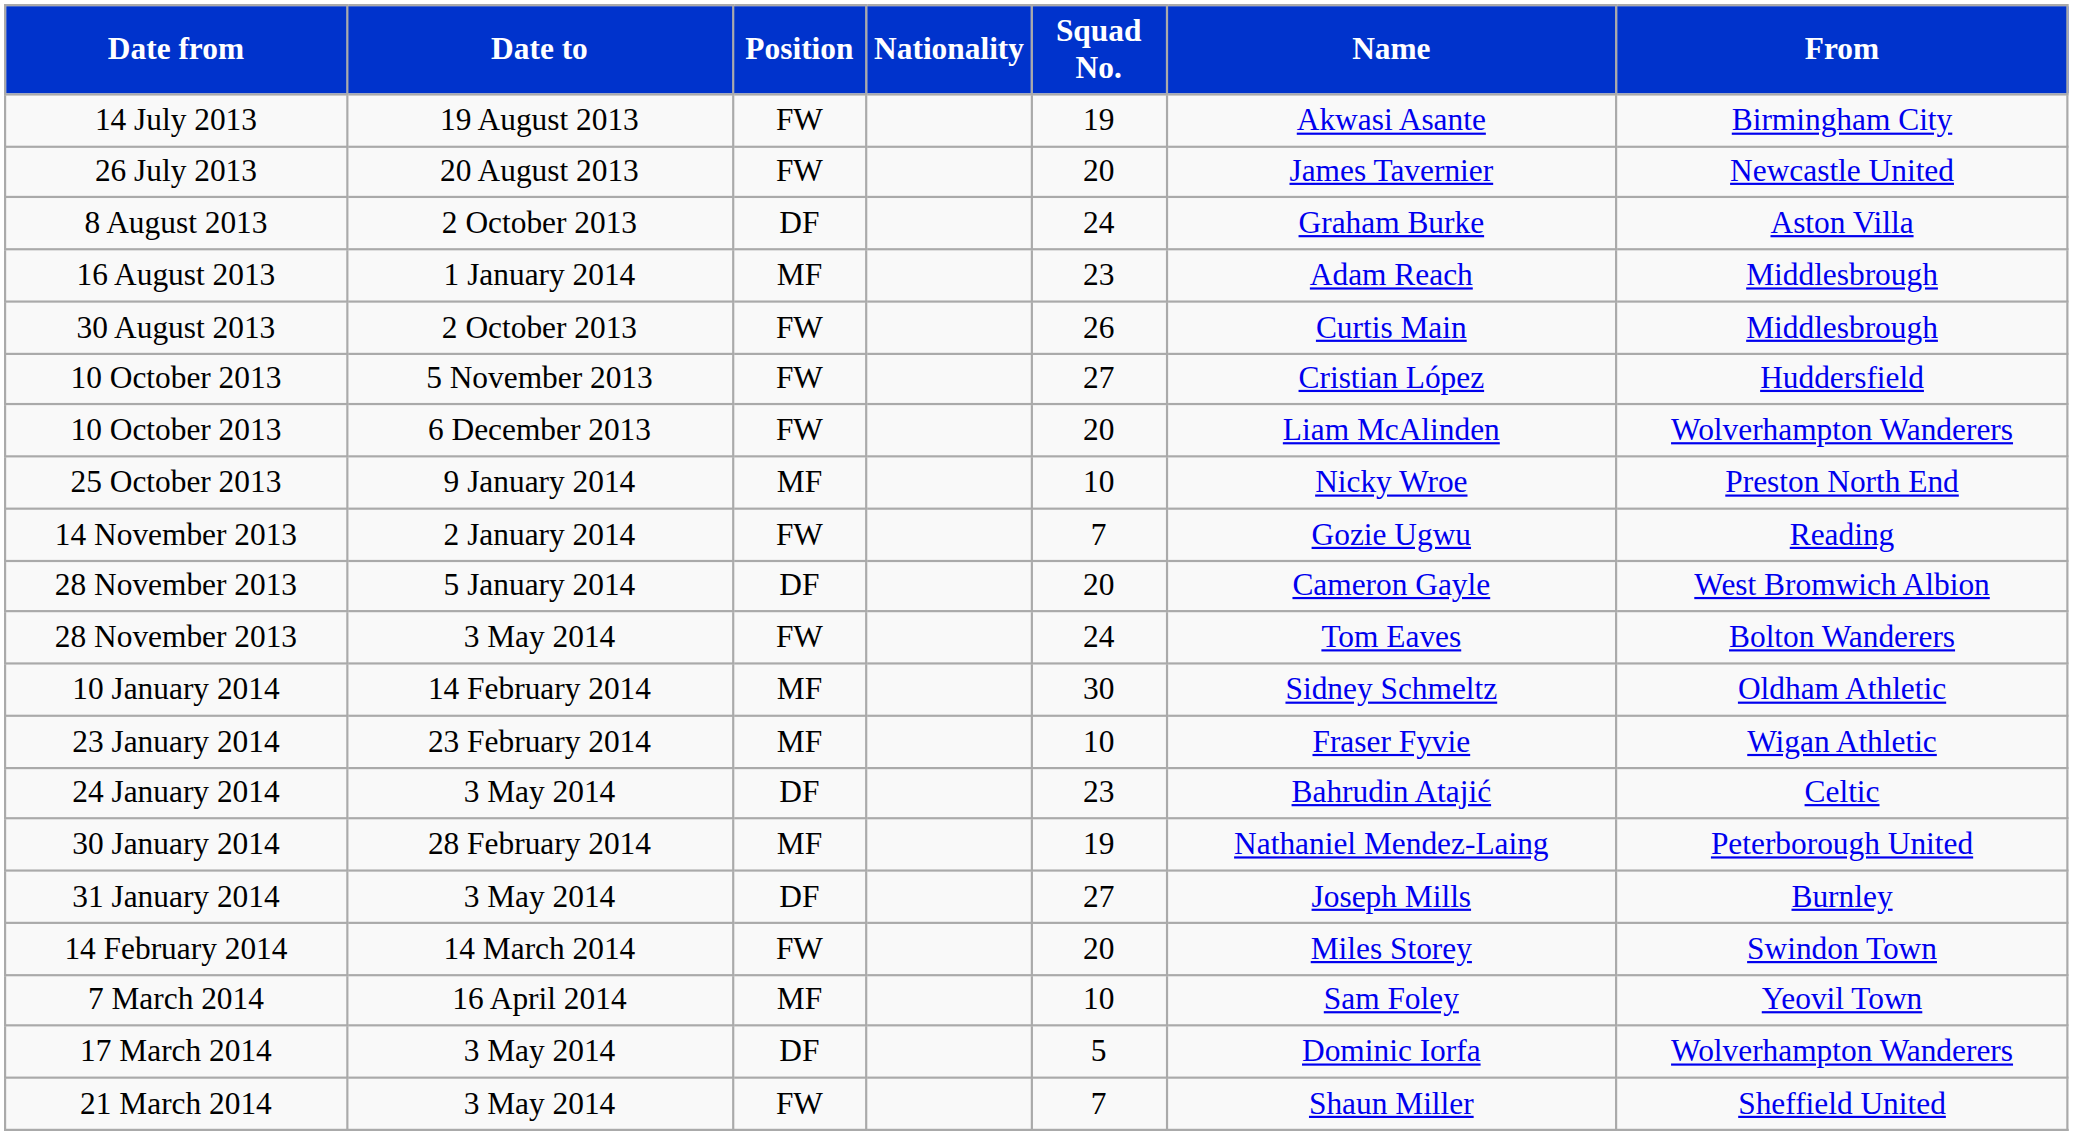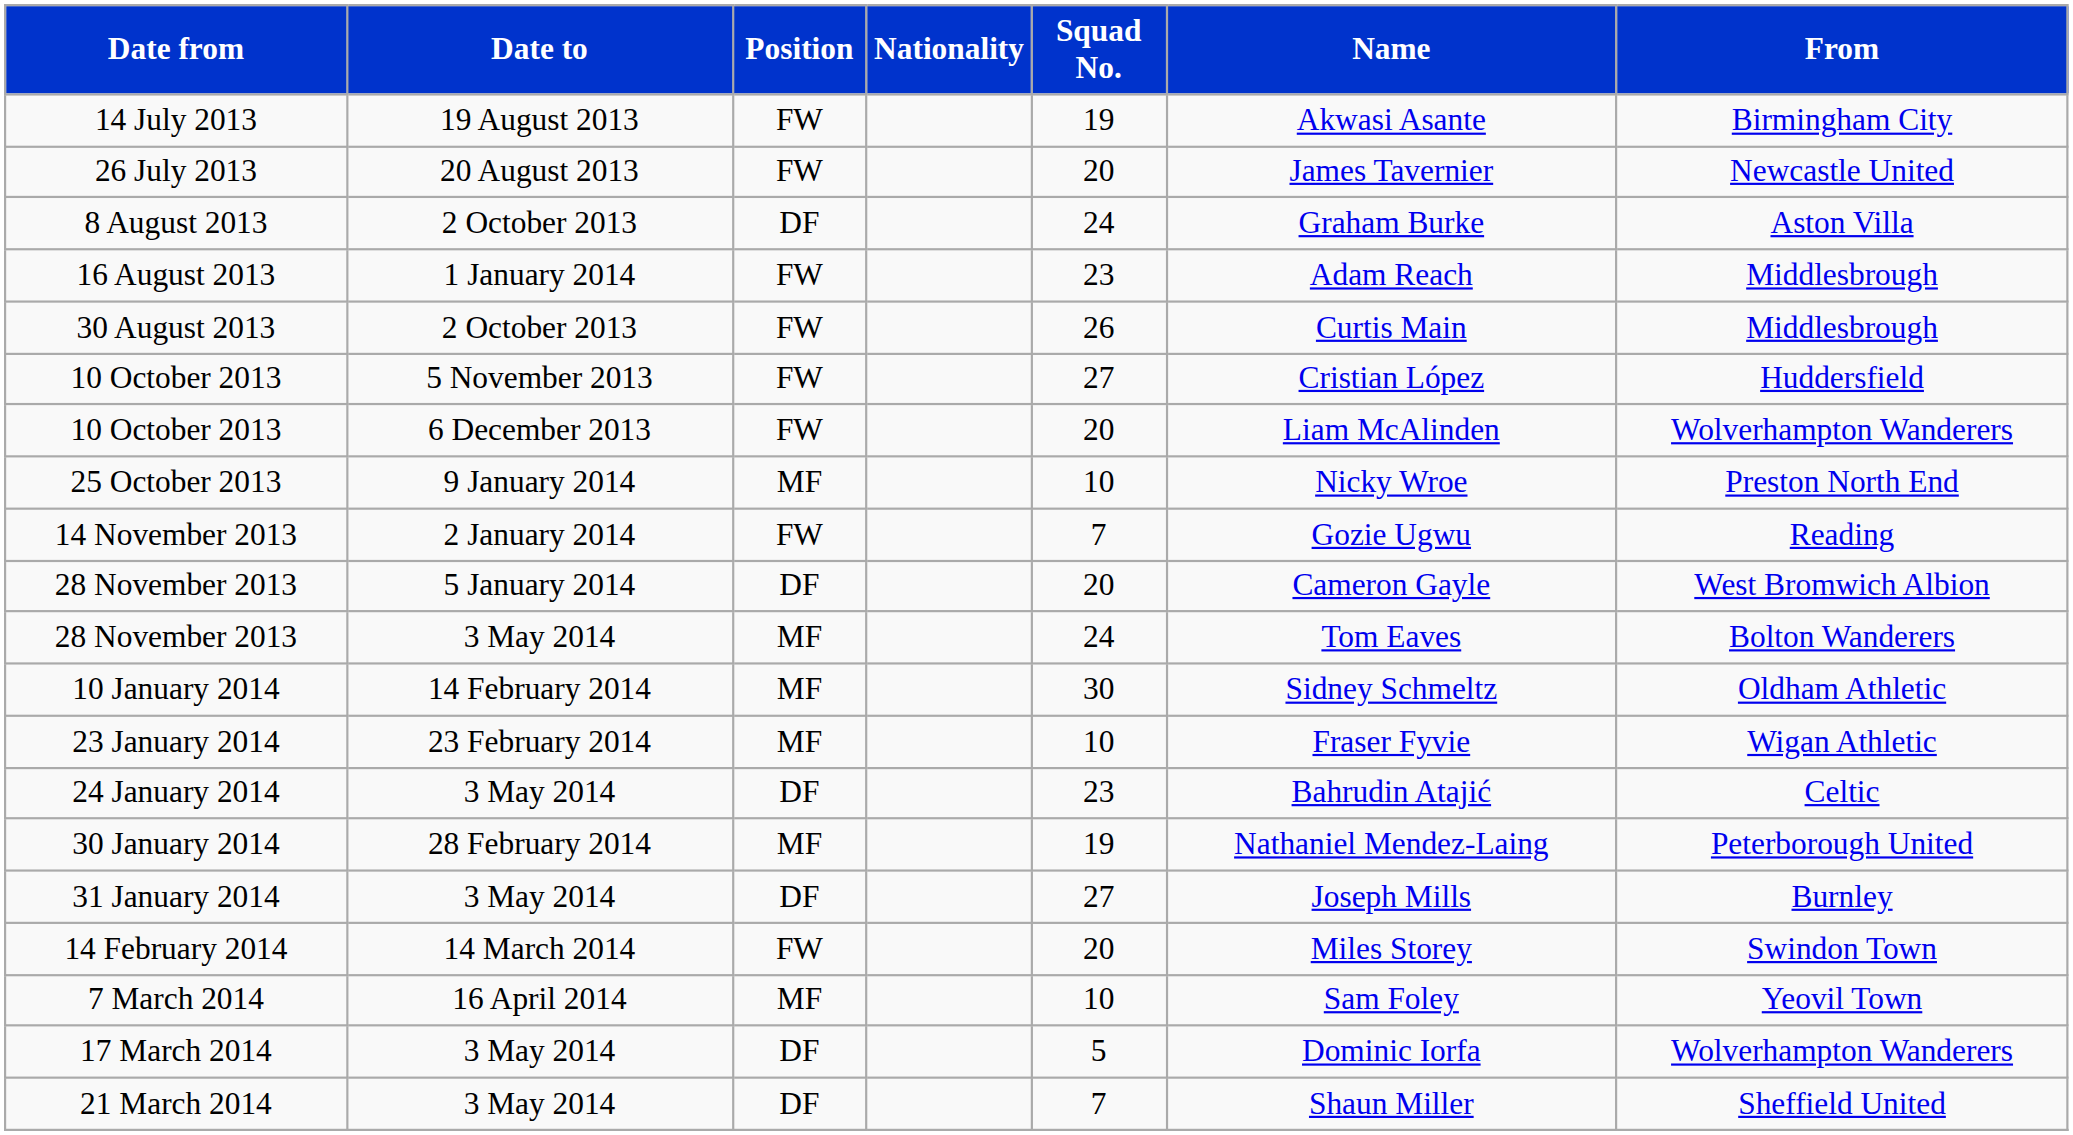(799, 274) MF -> (799, 274) FW
(799, 637) FW -> (799, 637) MF
(799, 1103) FW -> (799, 1103) DF
